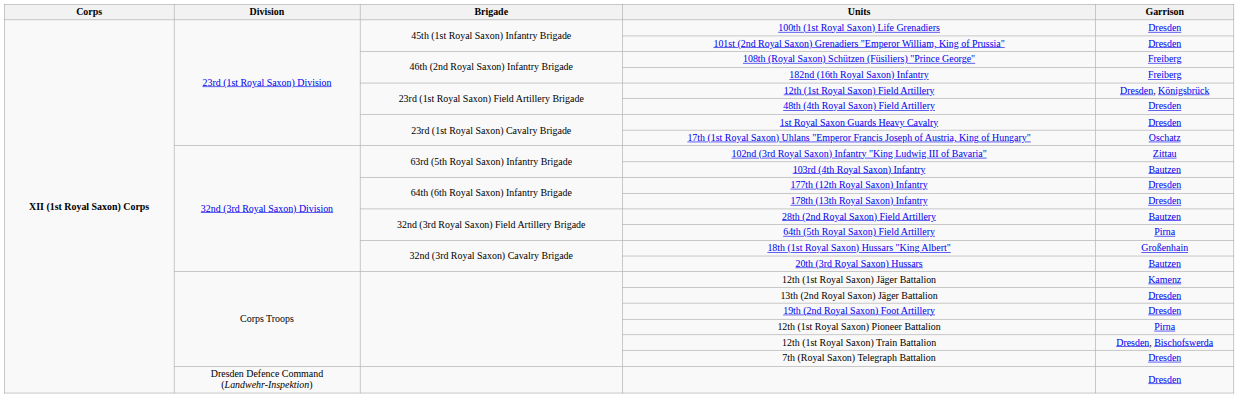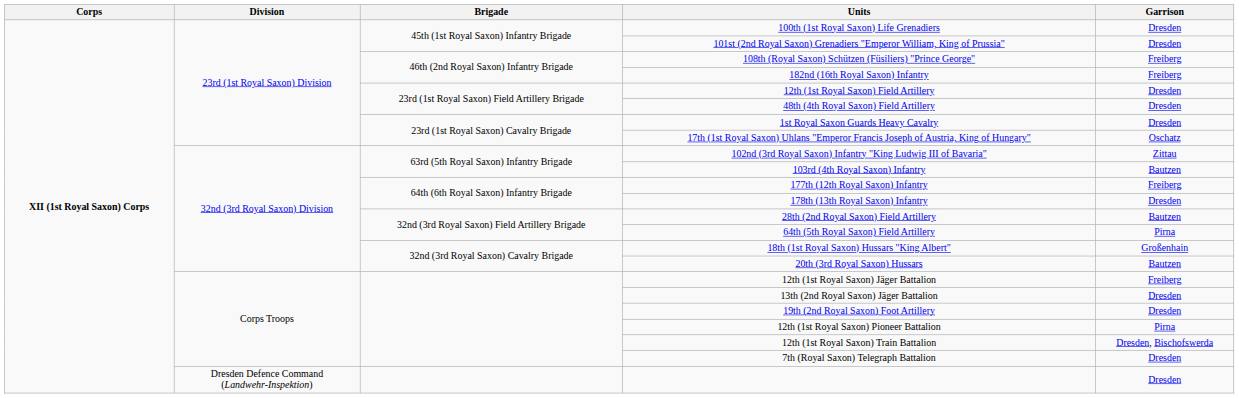(1165, 91) Dresden, Königsbrück -> (1165, 91) Dresden
(1165, 185) Dresden -> (1165, 185) Freiberg
(1165, 279) Kamenz -> (1165, 279) Freiberg
